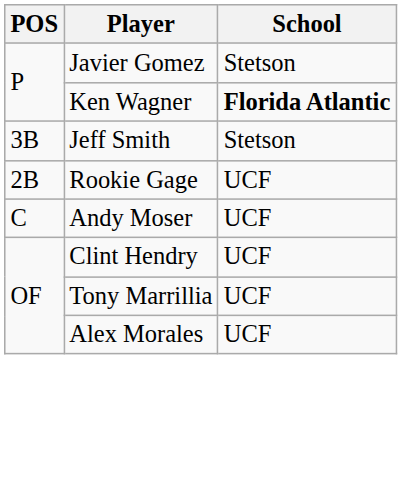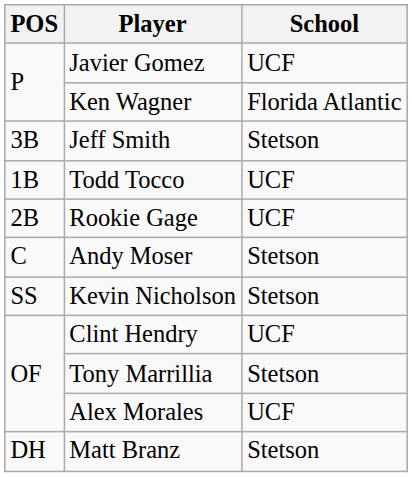(260, 62) Stetson -> (271, 62) UCF
(307, 101) bold -> (324, 101) normal
+ row: (127, 179)
(248, 218) UCF -> (283, 256) Stetson
+ row: (153, 295)
(248, 295) UCF -> (283, 373) Stetson
+ row: (125, 450)
